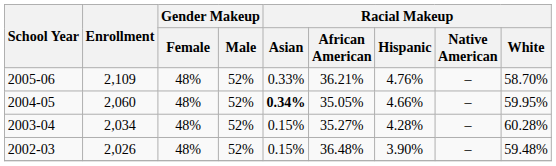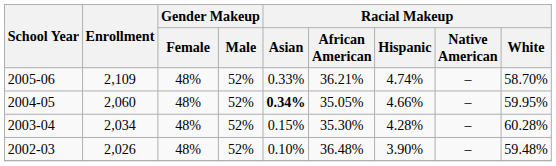(405, 79) 4.76% -> (405, 79) 4.74%
(342, 126) 35.27% -> (342, 126) 35.30%
(286, 149) 0.15% -> (286, 149) 0.10%
